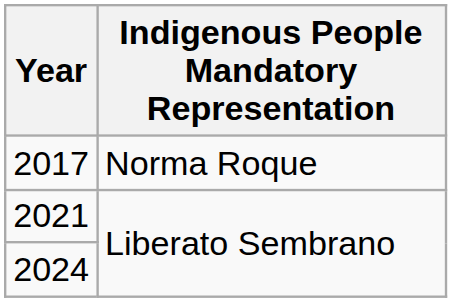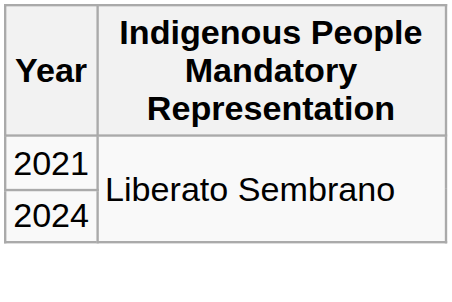- row: (51, 162)
